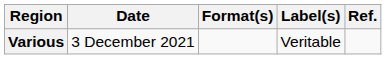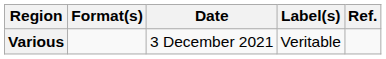columns swapped: (133, 16) <-> (238, 16)
